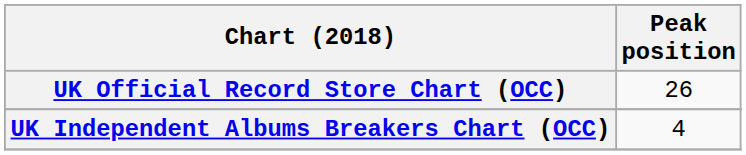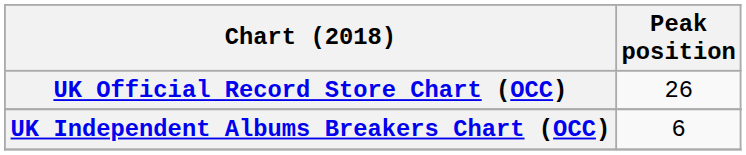(679, 129) 4 -> (679, 129) 6
